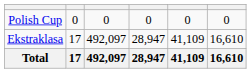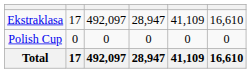rows swapped: (35, 39) <-> (35, 19)
